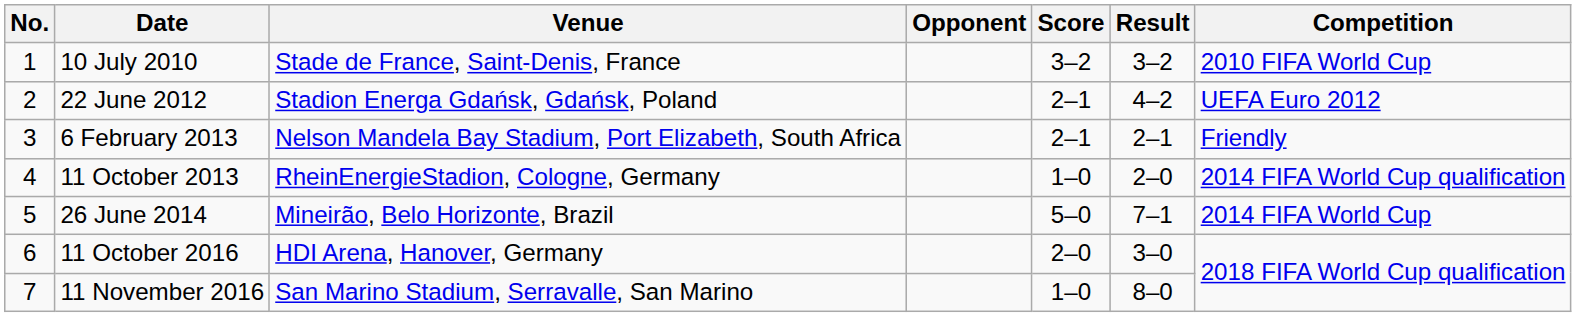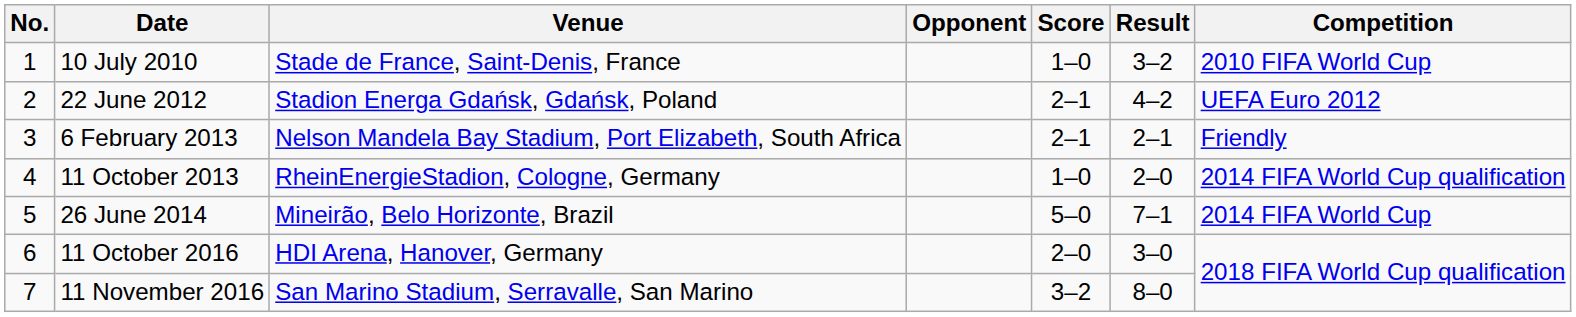(1071, 61) 3–2 -> (1071, 61) 1–0
(1071, 291) 1–0 -> (1071, 291) 3–2
